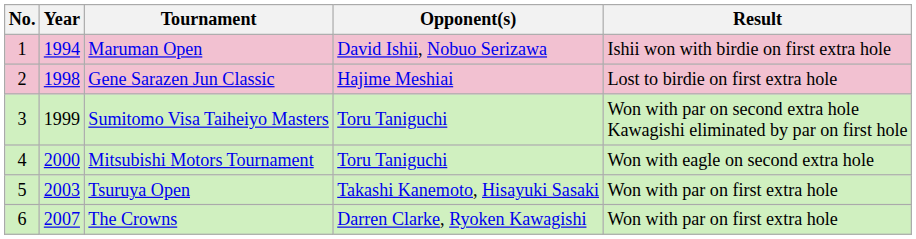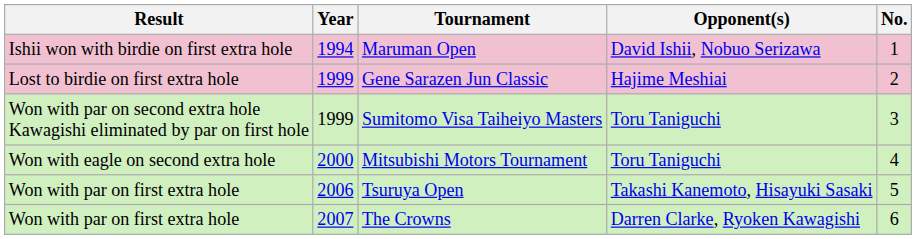columns swapped: (22, 19) <-> (757, 19)
(62, 79) 1998 -> (335, 79) 1999
(62, 190) 2003 -> (335, 190) 2006
